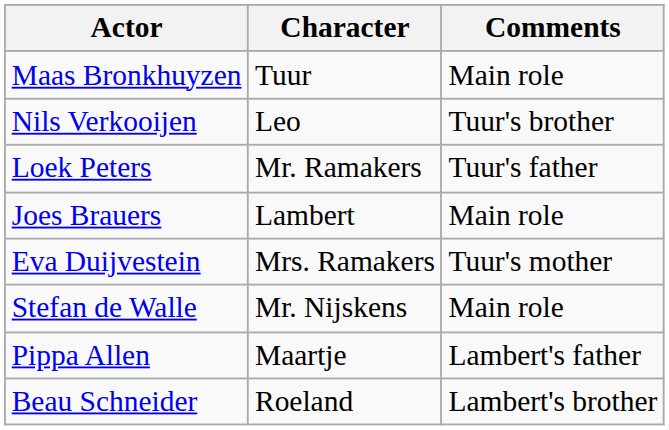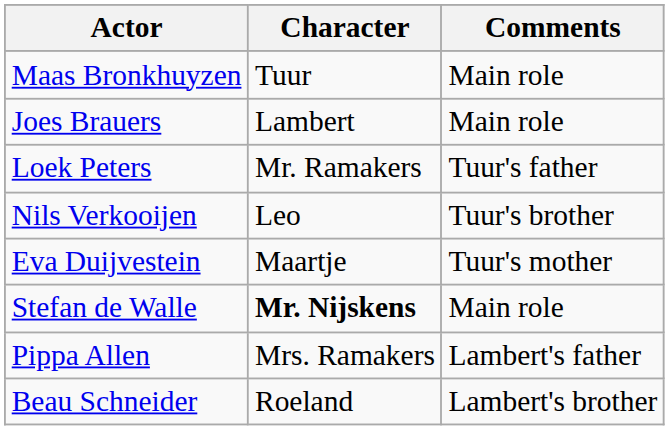rows swapped: (87, 214) <-> (104, 121)
(345, 261) Mrs. Ramakers -> (301, 261) Maartje
(331, 307) normal -> (335, 307) bold
(301, 354) Maartje -> (345, 354) Mrs. Ramakers
